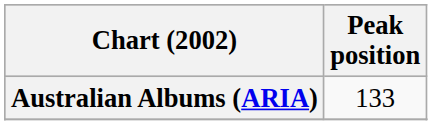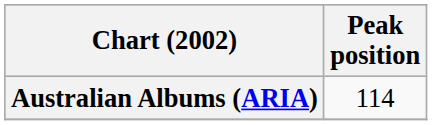(375, 97) 133 -> (375, 97) 114
